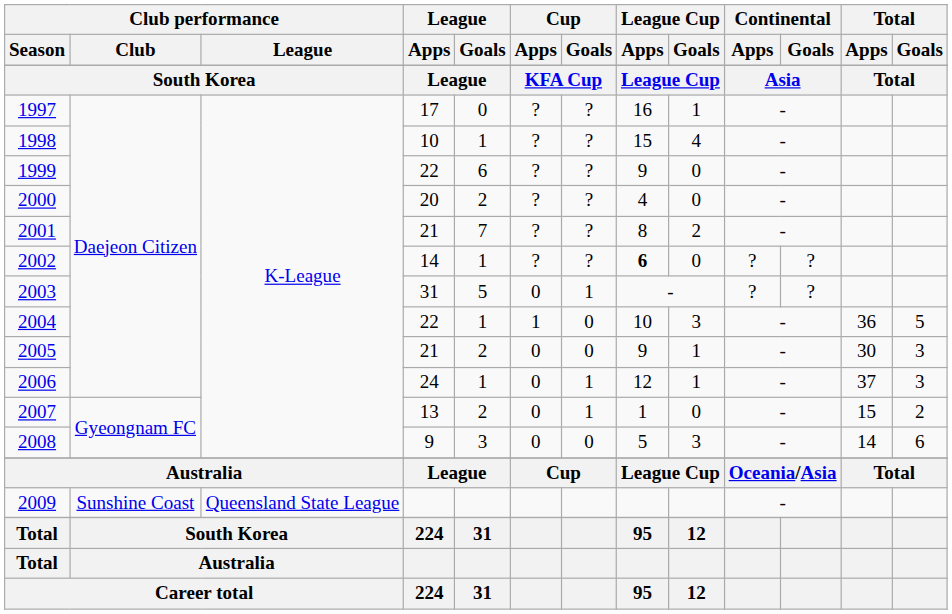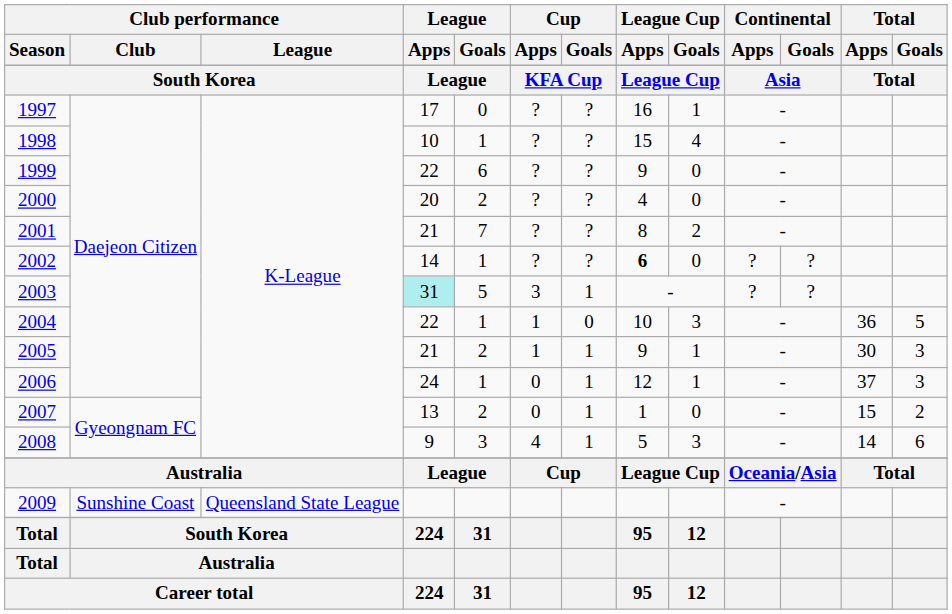(429, 291) no background -> (429, 291) paleturquoise background
(536, 291) 0 -> (536, 291) 3
(536, 351) 0 -> (536, 351) 1
(589, 351) 0 -> (589, 351) 1
(536, 442) 0 -> (536, 442) 4
(589, 442) 0 -> (589, 442) 1
